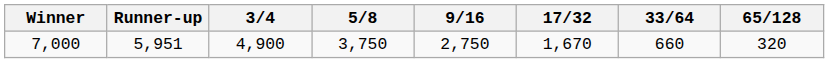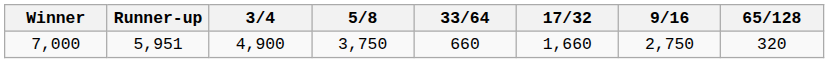columns swapped: (465, 18) <-> (670, 18)
(567, 45) 1,670 -> (567, 45) 1,660
